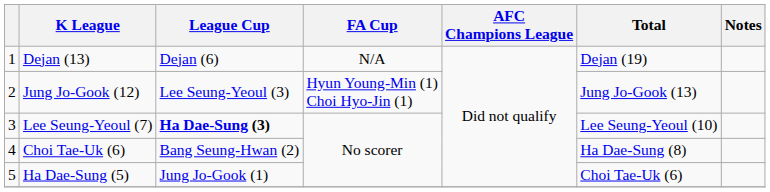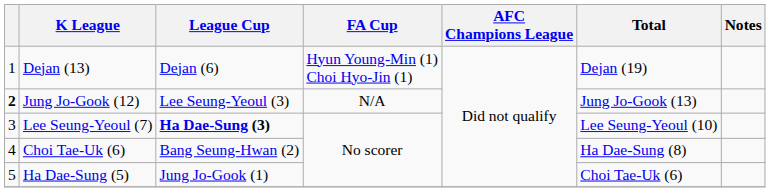(372, 58) N/A -> (372, 67) Hyun Young-Min (1) Choi Hyo-Jin (1)
(12, 92) normal -> (12, 100) bold
(372, 92) Hyun Young-Min (1) Choi Hyo-Jin (1) -> (372, 100) N/A
